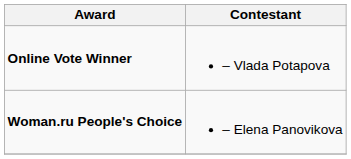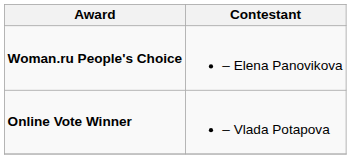rows swapped: (70, 58) <-> (95, 122)
